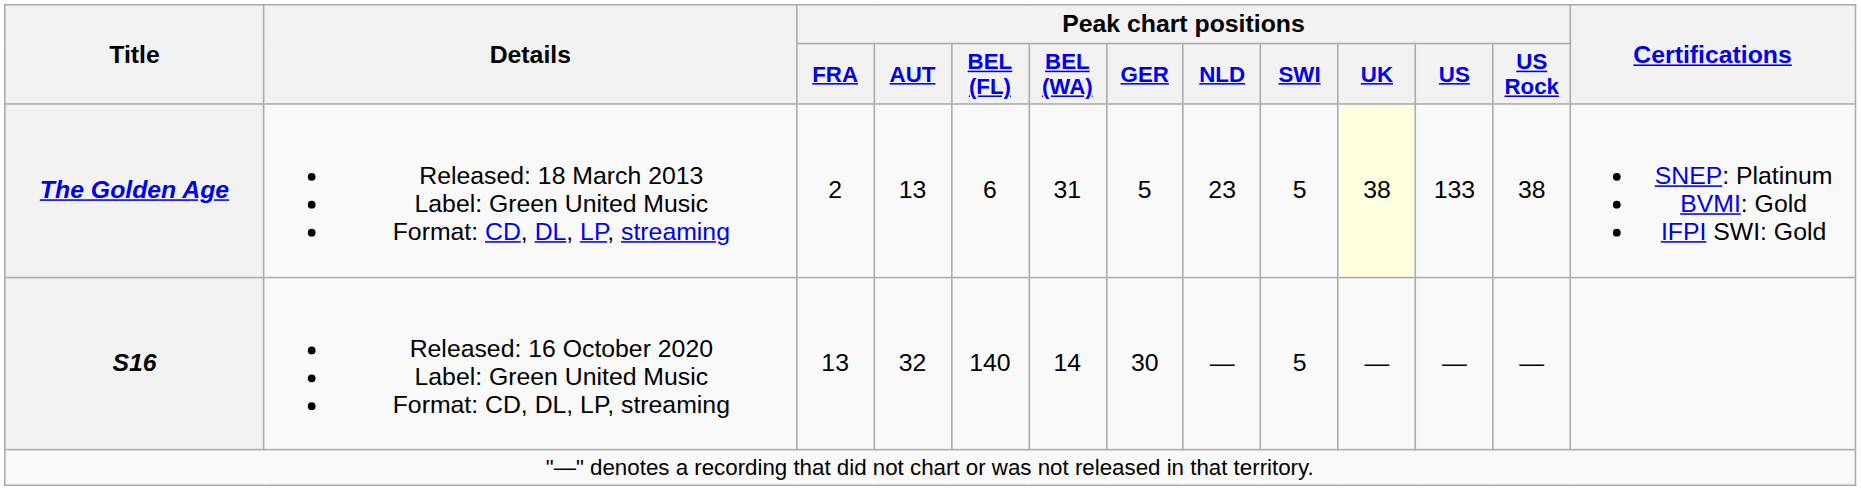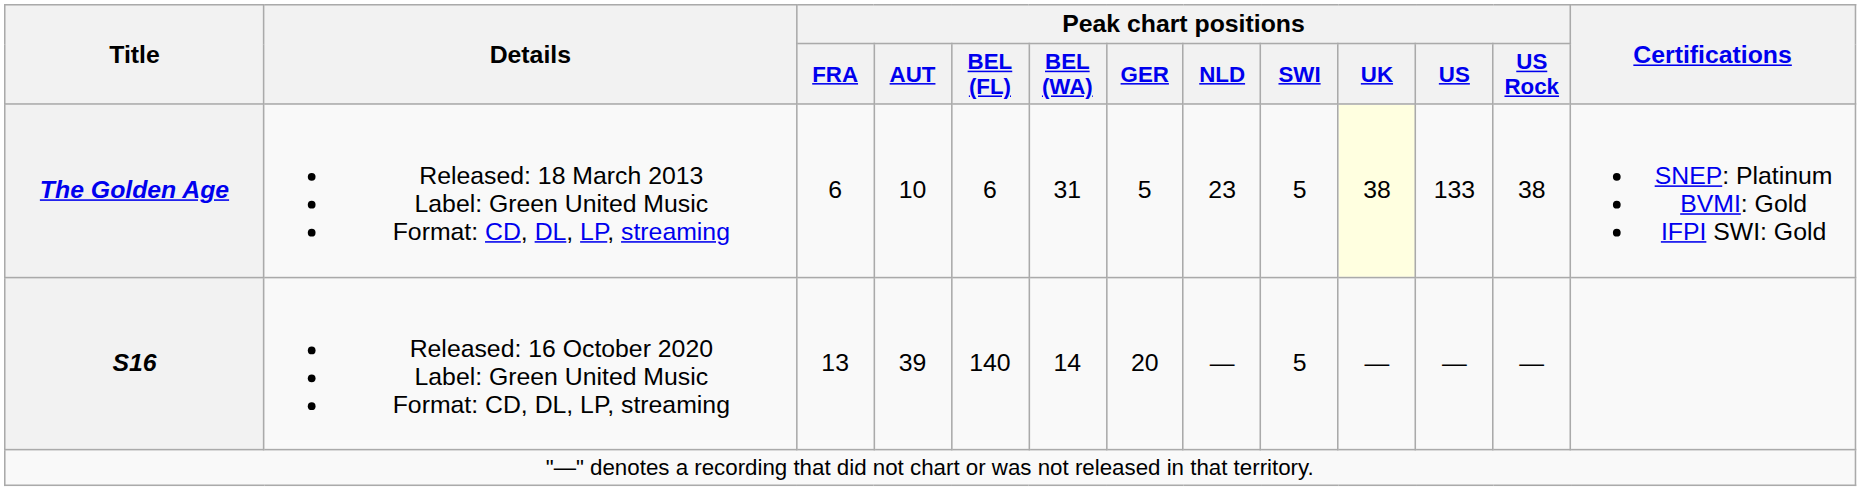(835, 190) 2 -> (835, 190) 6
(913, 190) 13 -> (913, 190) 10
(913, 362) 32 -> (913, 362) 39
(1145, 362) 30 -> (1145, 362) 20
